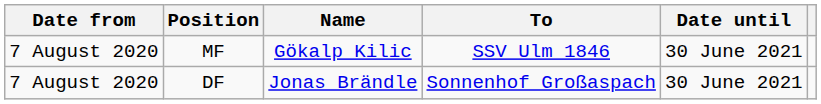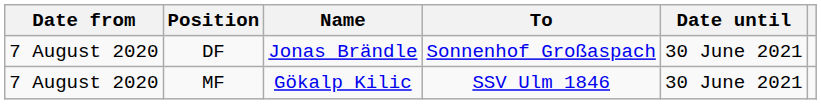rows swapped: (213, 51) <-> (213, 83)
